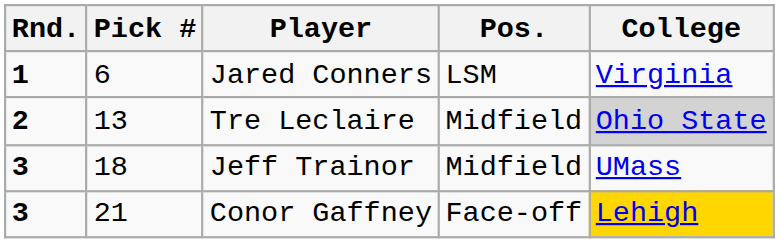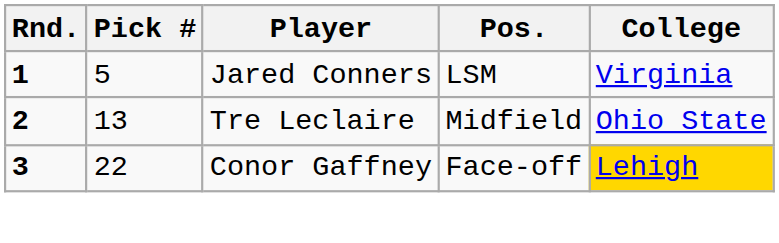(102, 75) 6 -> (102, 75) 5
(681, 121) lightgrey background -> (681, 121) no background
- row: (312, 167)
(111, 214) 21 -> (111, 167) 22
